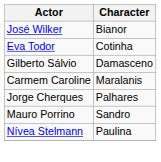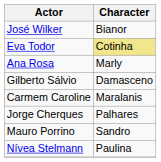(114, 47) no background -> (114, 47) khaki background
+ row: (30, 64)
